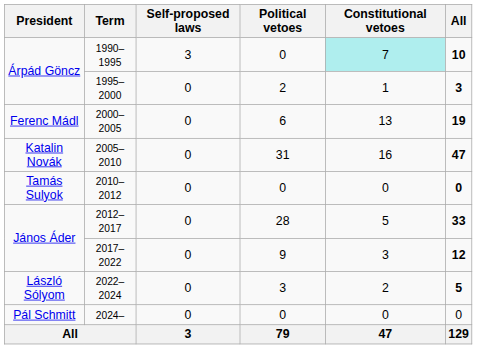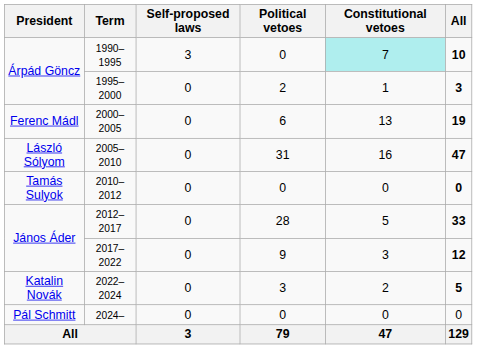(44, 154) Katalin Novák -> (44, 154) László Sólyom
(44, 288) László Sólyom -> (44, 288) Katalin Novák
